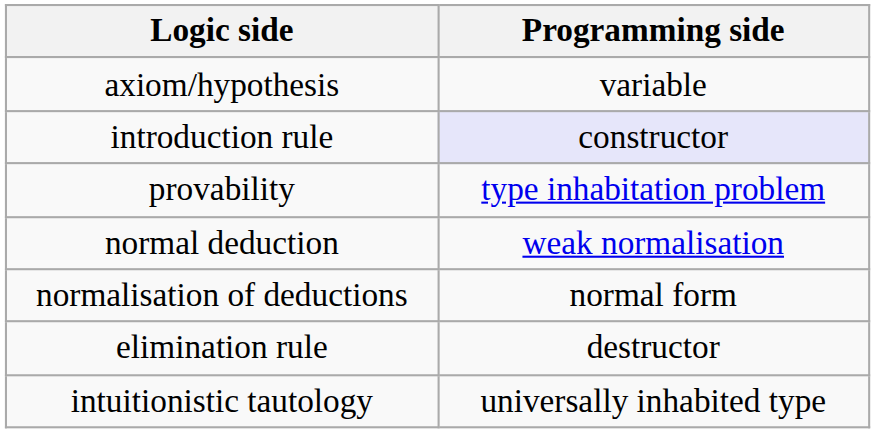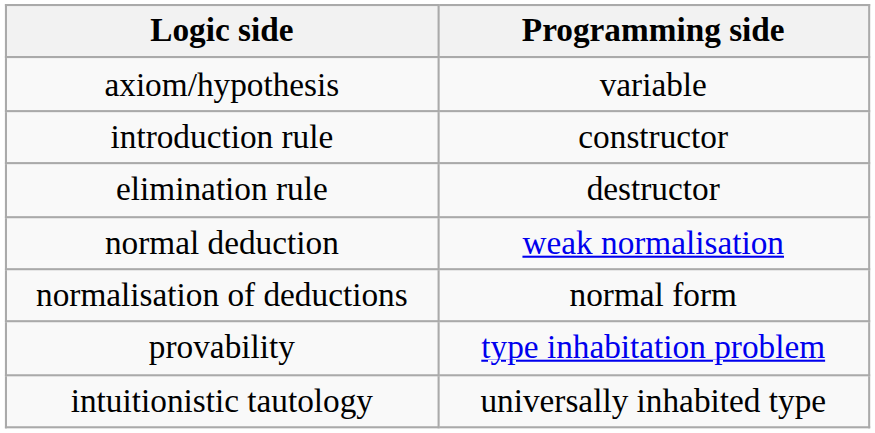(653, 136) lavender background -> (653, 136) no background
rows swapped: (222, 347) <-> (222, 189)
